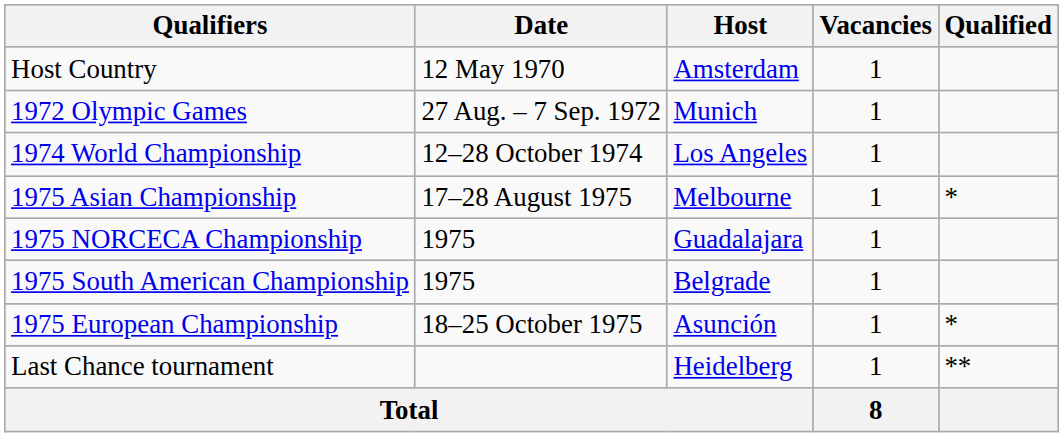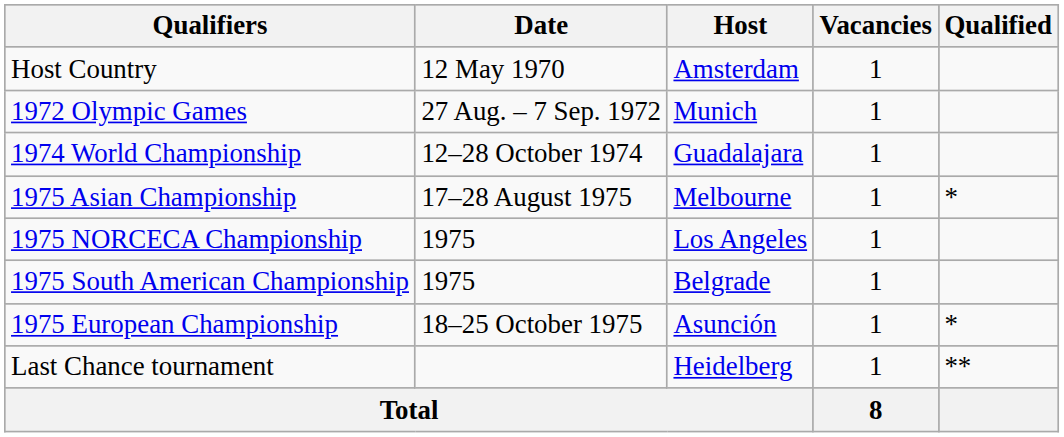(740, 153) Los Angeles -> (738, 153) Guadalajara
(738, 238) Guadalajara -> (740, 238) Los Angeles
